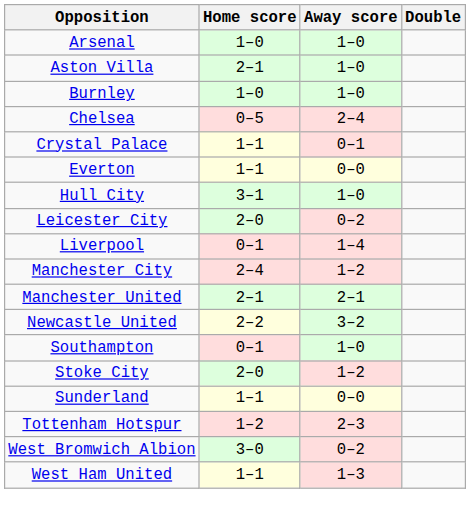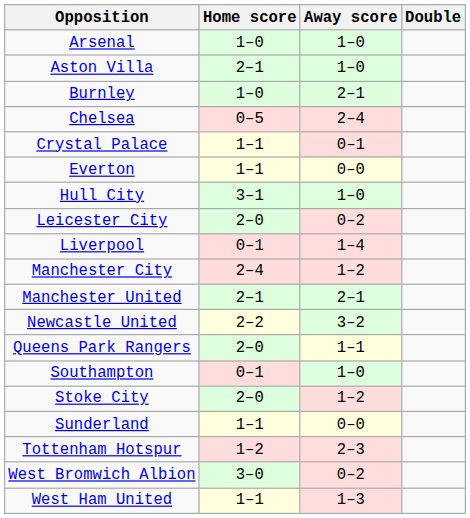(351, 94) 1–0 -> (351, 94) 2–1
+ row: (102, 348)
